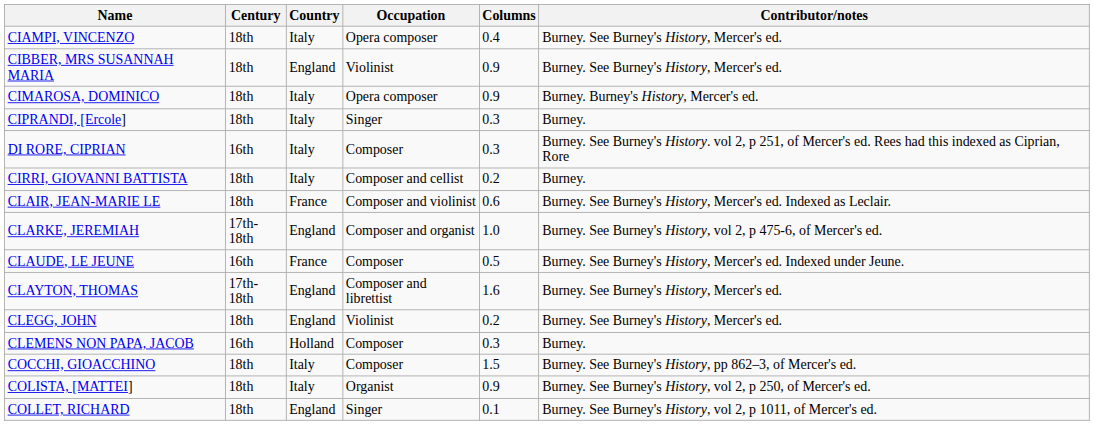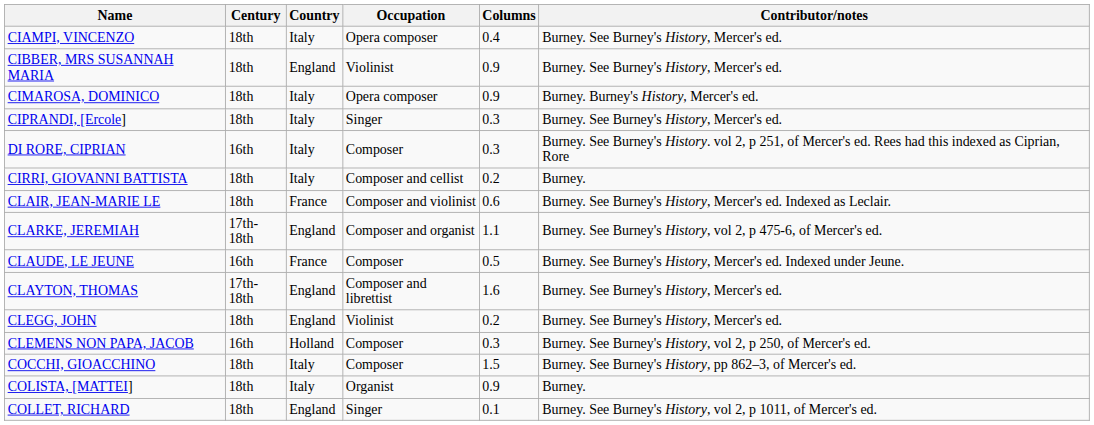(564, 119) Burney. -> (662, 119) Burney. See Burney's History, Mercer's ed.
(491, 231) 1.0 -> (491, 231) 1.1
(564, 343) Burney. -> (706, 343) Burney. See Burney's History, vol 2, p 250, of Mercer's ed.
(706, 387) Burney. See Burney's History, vol 2, p 250, of Mercer's ed. -> (564, 387) Burney.
